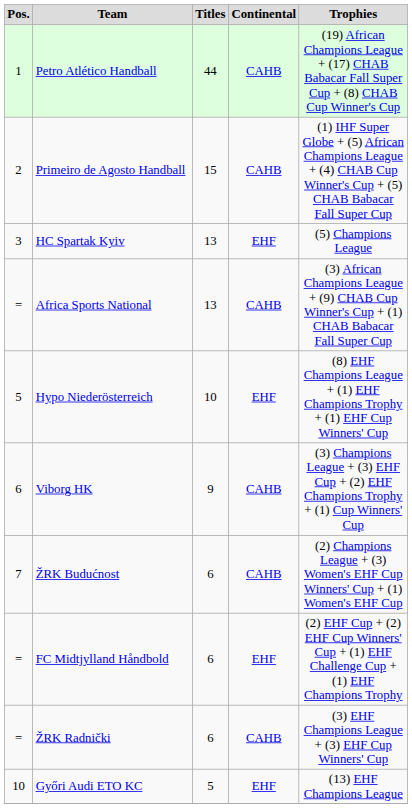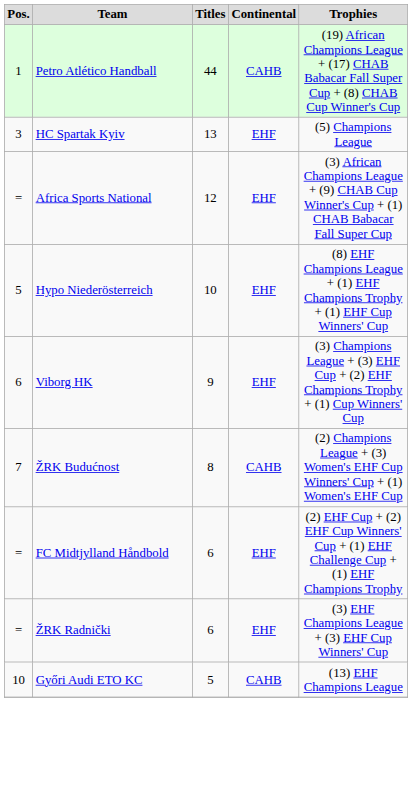- row: (110, 170)
(210, 304) 13 -> (210, 197) 12
(264, 304) CAHB -> (264, 197) EHF
(264, 489) CAHB -> (264, 382) EHF
(210, 574) 6 -> (210, 467) 8
(264, 737) CAHB -> (264, 630) EHF
(264, 786) EHF -> (264, 679) CAHB
